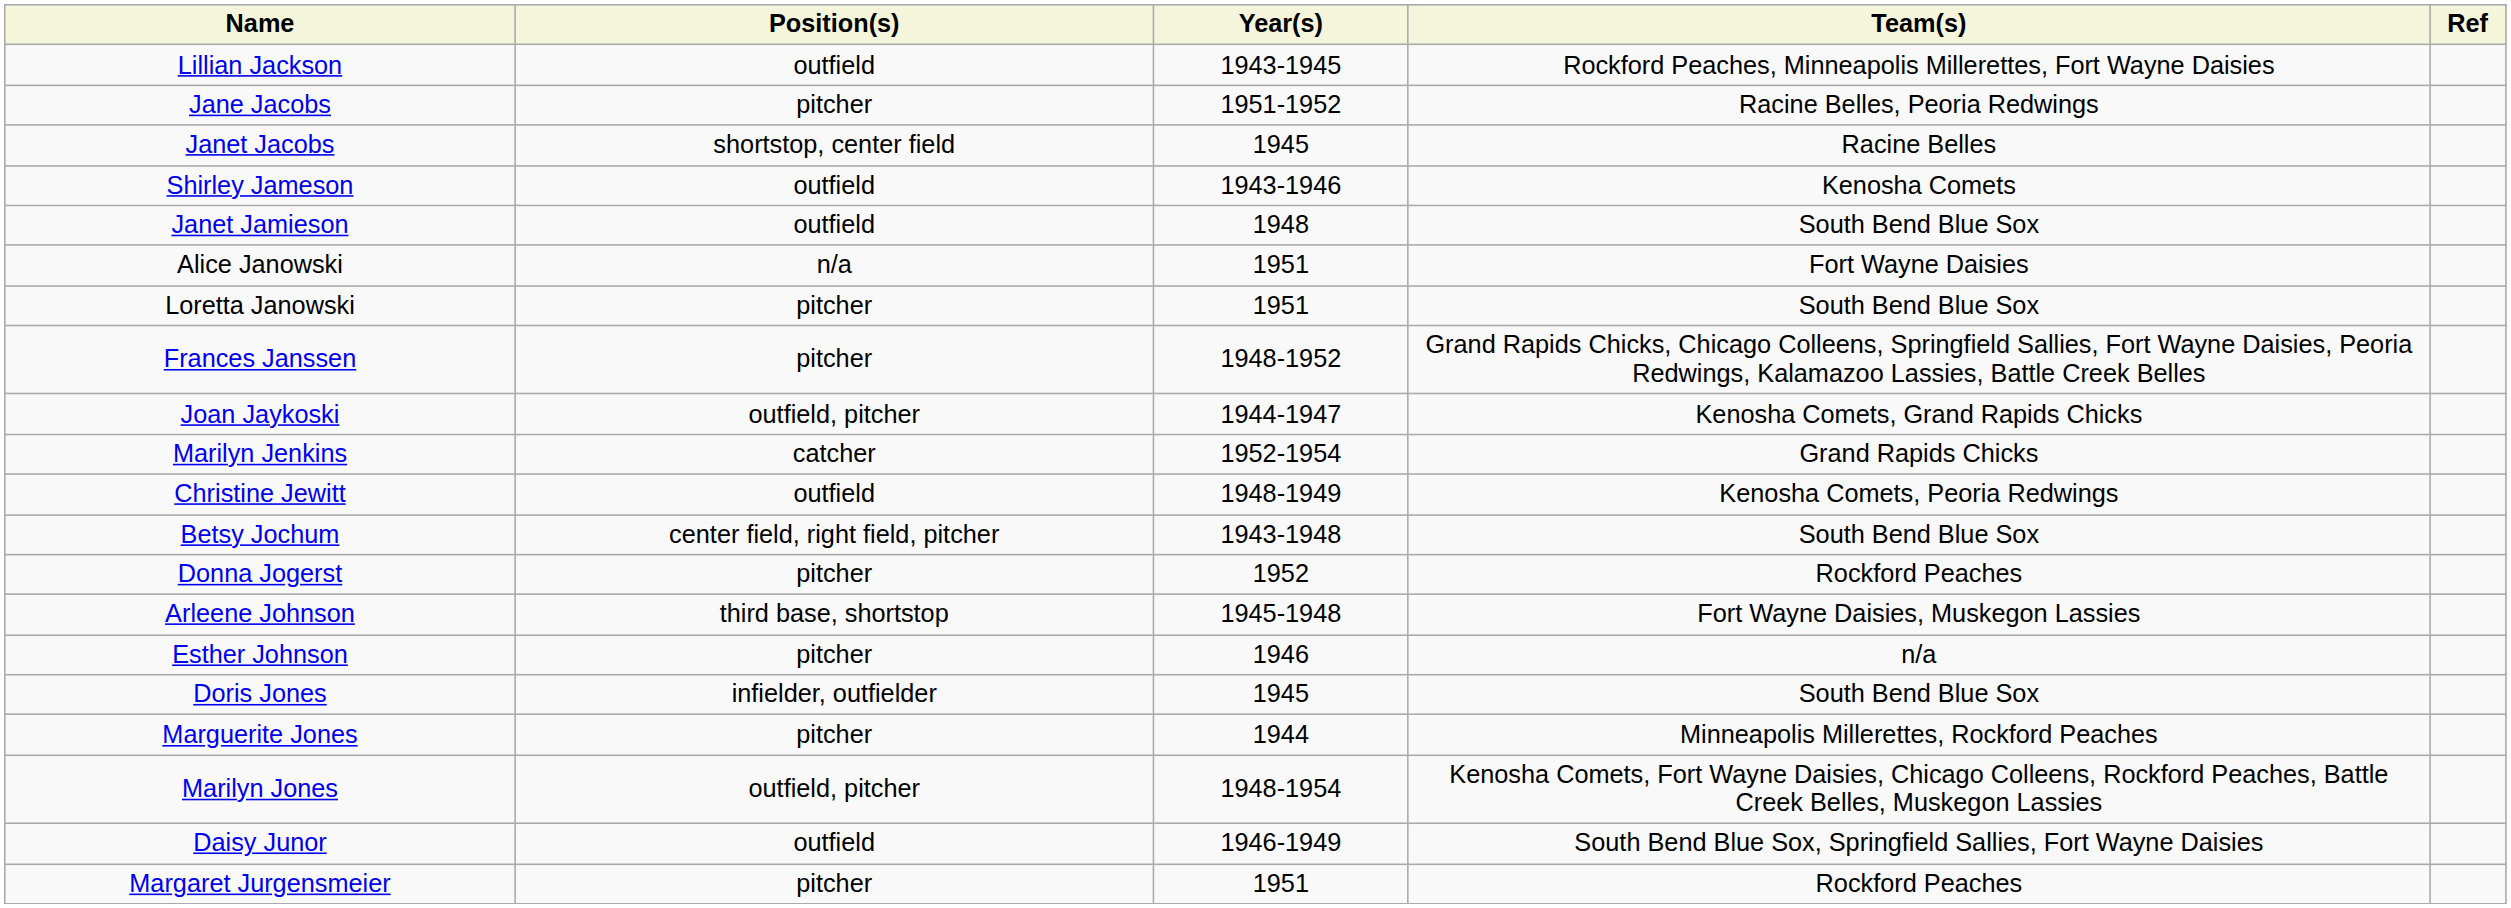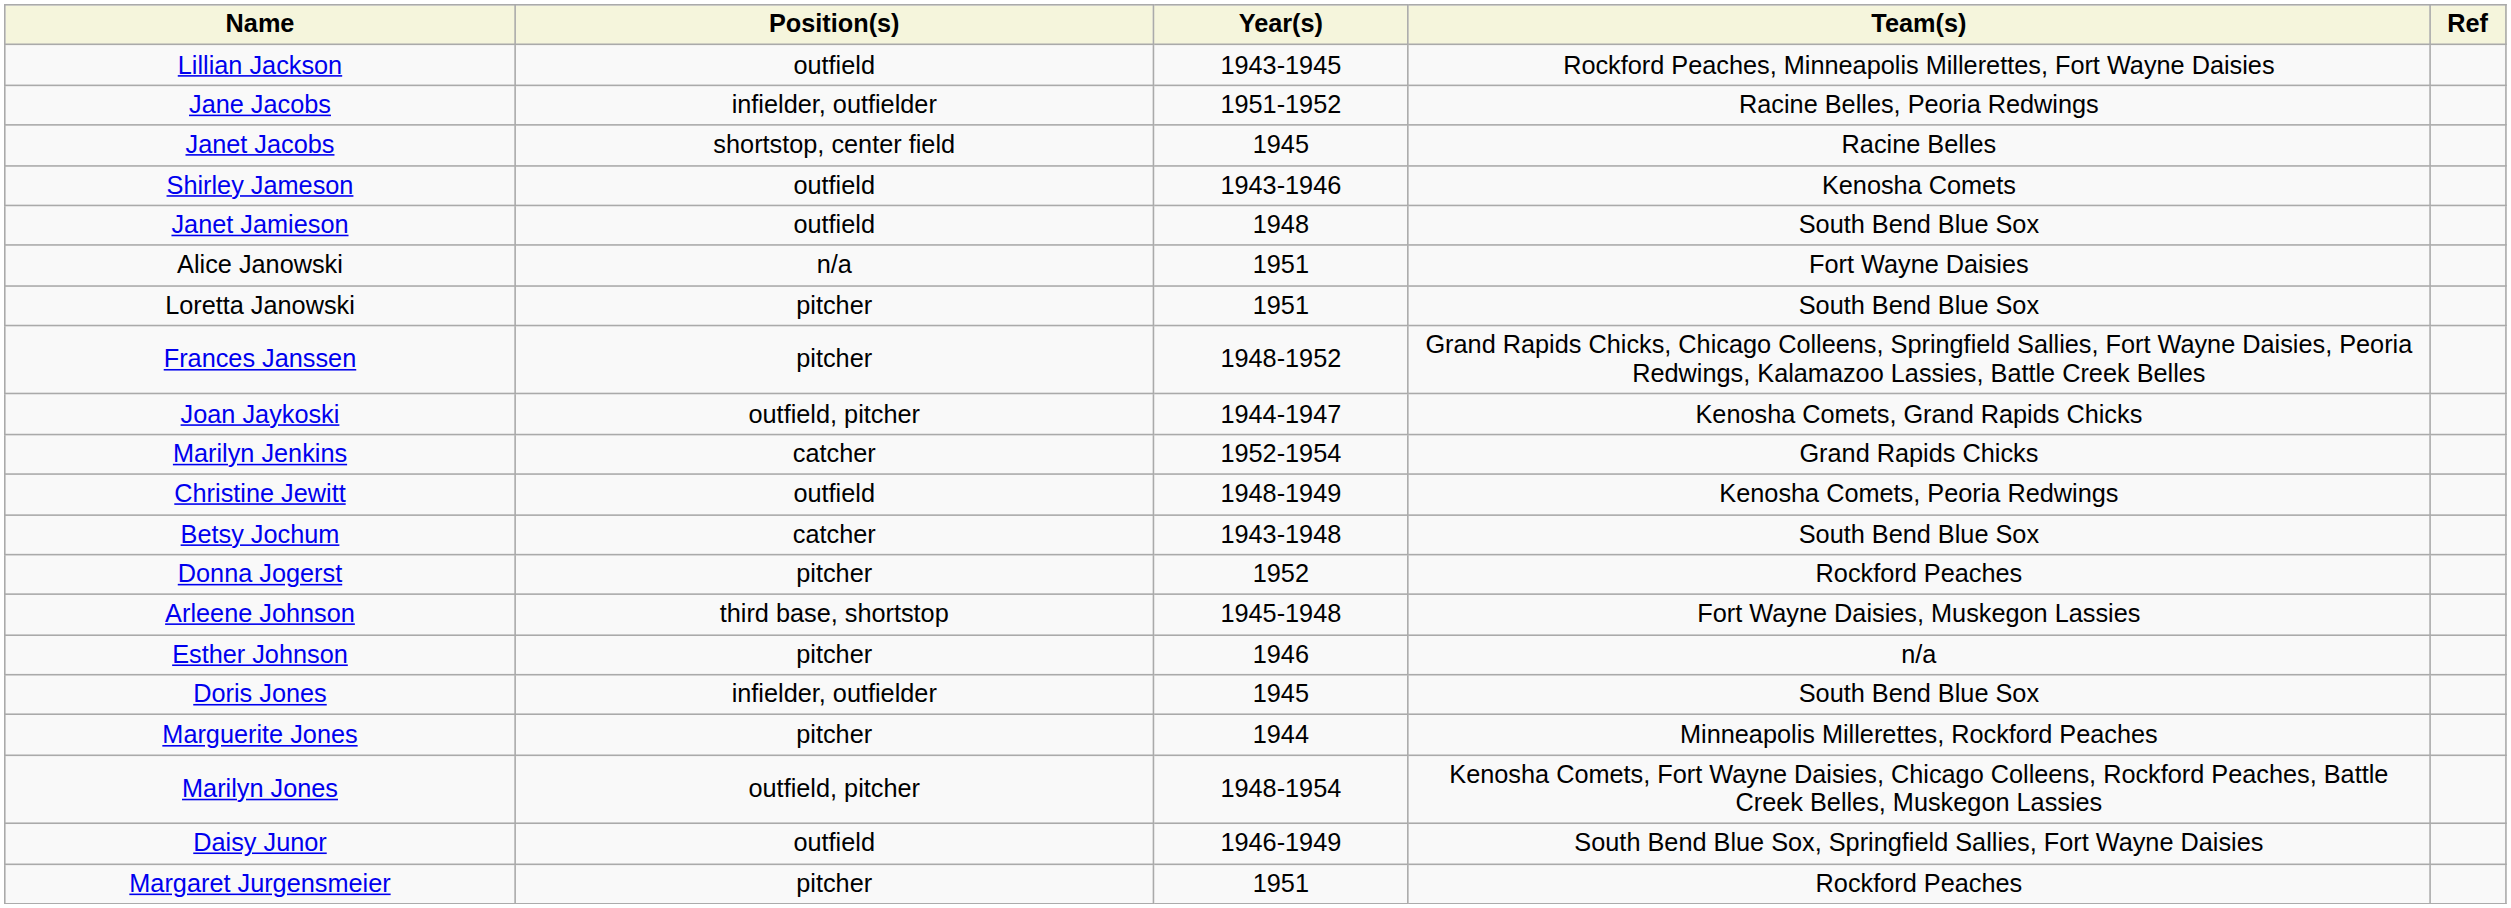(834, 104) pitcher -> (834, 104) infielder, outfielder
(834, 534) center field, right field, pitcher -> (834, 534) catcher
